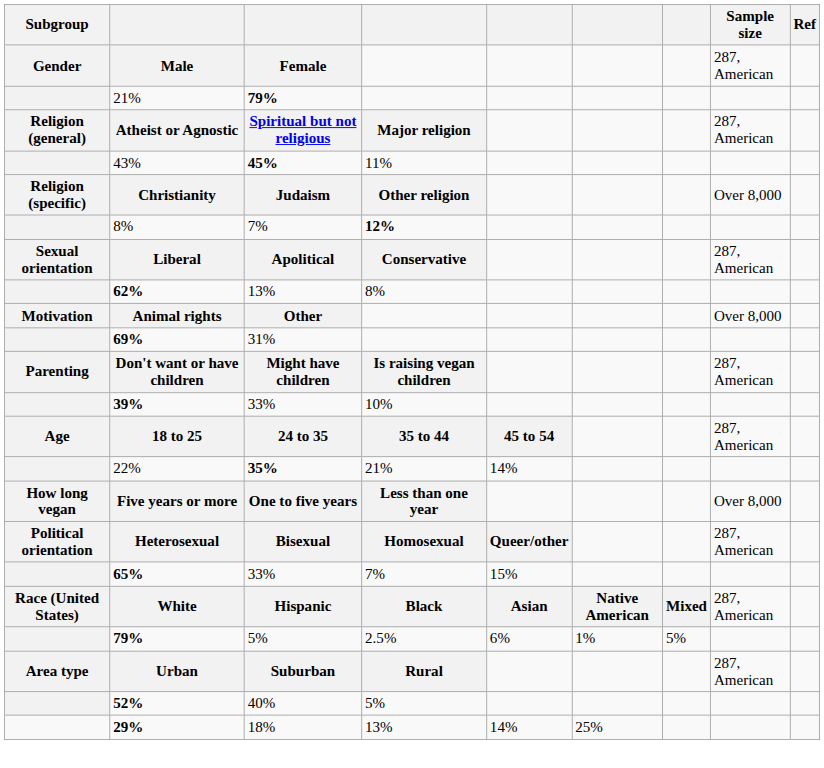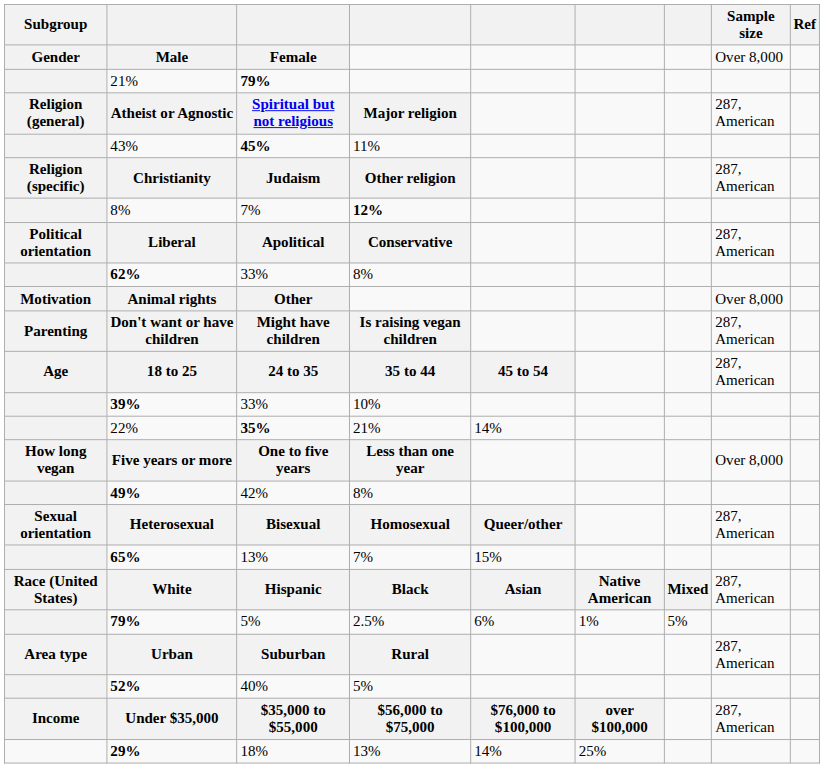(744, 65) 287, American -> (749, 57) Over 8,000
(748, 194) Over 8,000 -> (745, 177) 287, American
(57, 259) Sexual orientation -> (56, 242) Political orientation
(262, 291) 13% -> (254, 274) 33%
- row: (128, 339)
rows swapped: (128, 404) <-> (177, 436)
+ row: (125, 492)
(57, 541) Political orientation -> (56, 524) Sexual orientation
(262, 574) 33% -> (254, 557) 13%
+ row: (172, 718)
